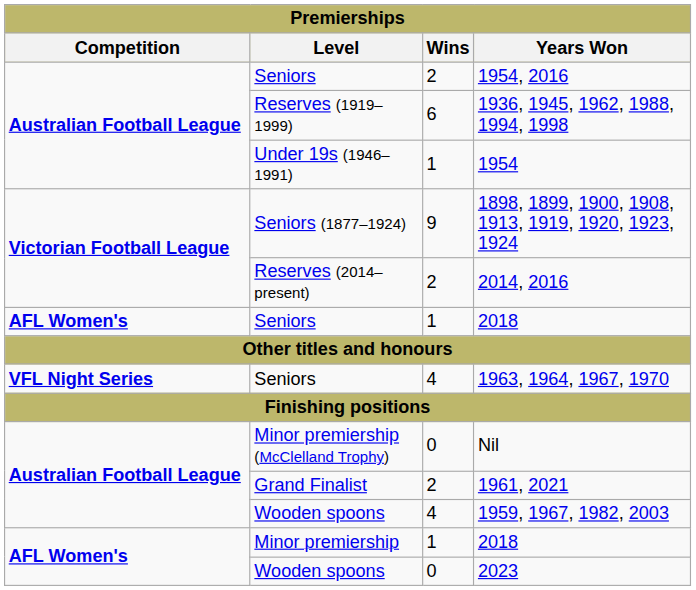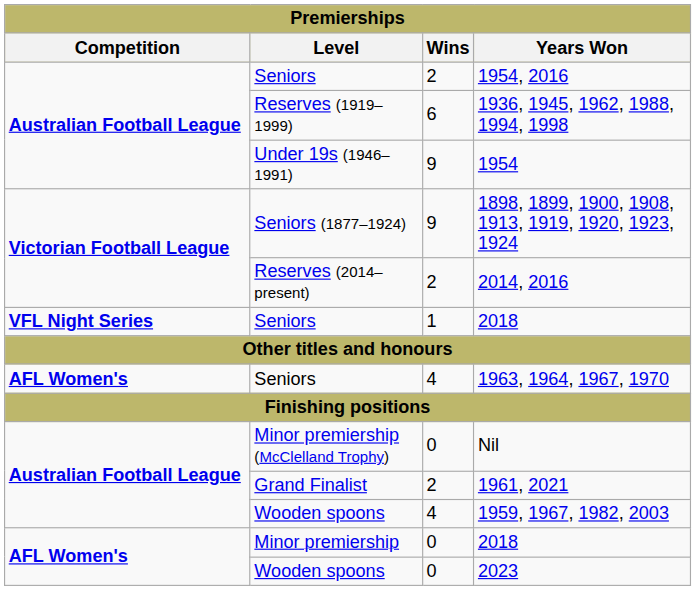(432, 164) 1 -> (432, 164) 9
(68, 321) AFL Women's -> (81, 321) VFL Night Series
(81, 378) VFL Night Series -> (68, 378) AFL Women's
(432, 542) 1 -> (432, 542) 0
